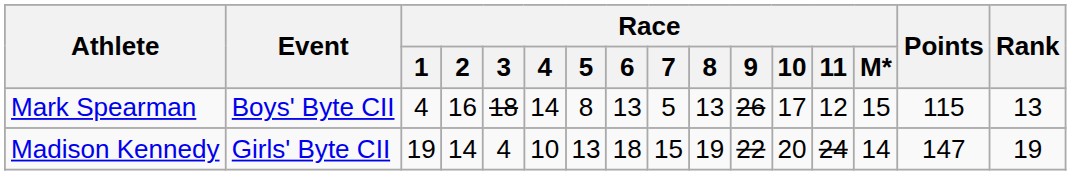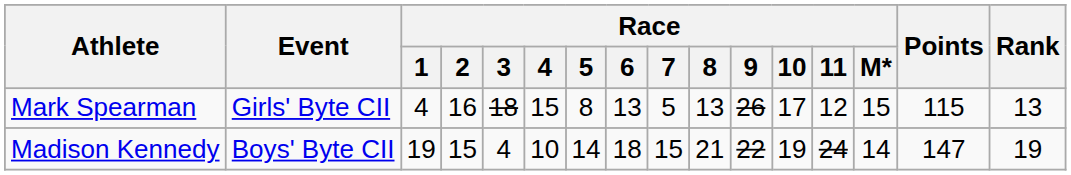(313, 108) Boys' Byte CII -> (311, 108) Girls' Byte CII
(545, 108) 14 -> (545, 108) 15
(311, 149) Girls' Byte CII -> (313, 149) Boys' Byte CII
(462, 149) 14 -> (462, 149) 15
(586, 149) 13 -> (586, 149) 14
(710, 149) 19 -> (710, 149) 21
(792, 149) 20 -> (792, 149) 19
